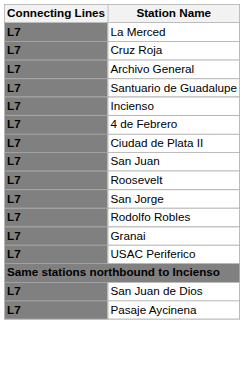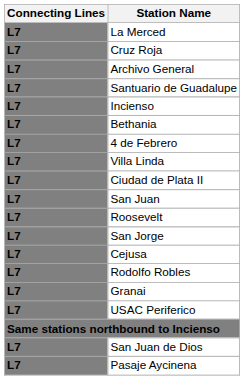+ row: (133, 124)
+ row: (137, 161)
+ row: (129, 254)
